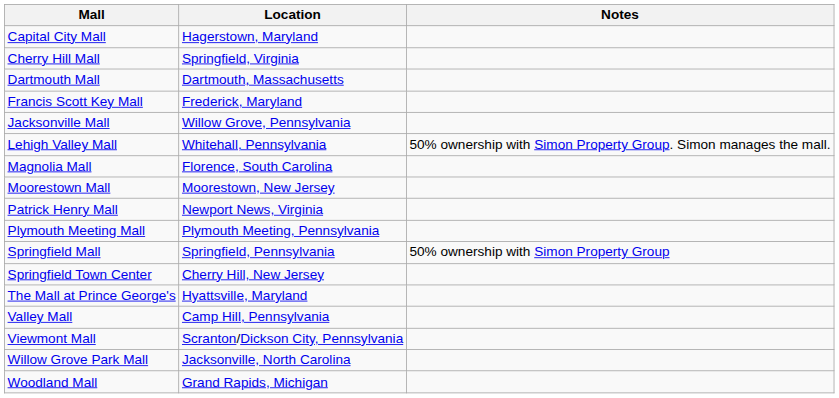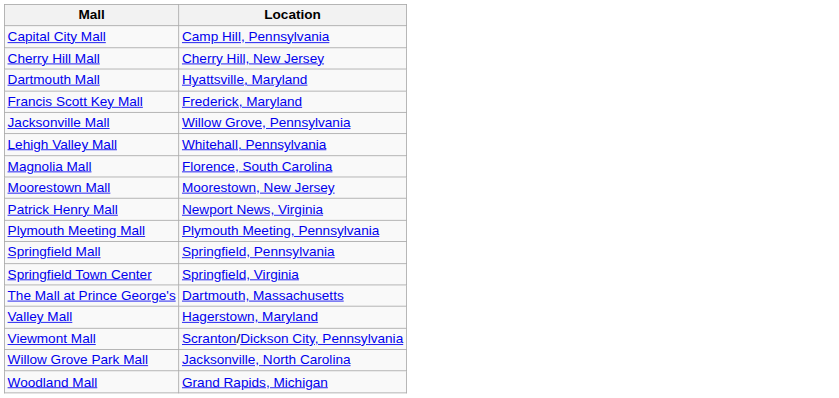- column: (620, 15)
(250, 36) Hagerstown, Maryland -> (256, 36) Camp Hill, Pennsylvania
(240, 58) Springfield, Virginia -> (253, 58) Cherry Hill, New Jersey
(263, 79) Dartmouth, Massachusetts -> (245, 79) Hyattsville, Maryland
(253, 274) Cherry Hill, New Jersey -> (240, 274) Springfield, Virginia
(245, 295) Hyattsville, Maryland -> (263, 295) Dartmouth, Massachusetts
(256, 317) Camp Hill, Pennsylvania -> (250, 317) Hagerstown, Maryland
